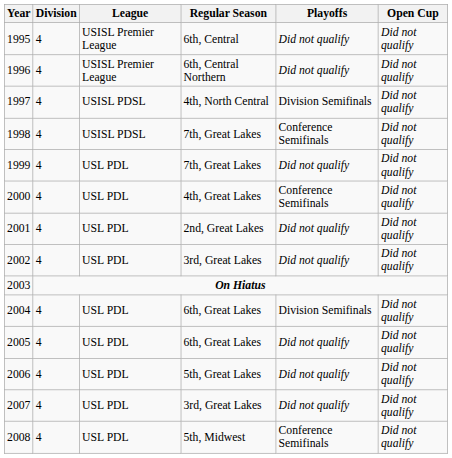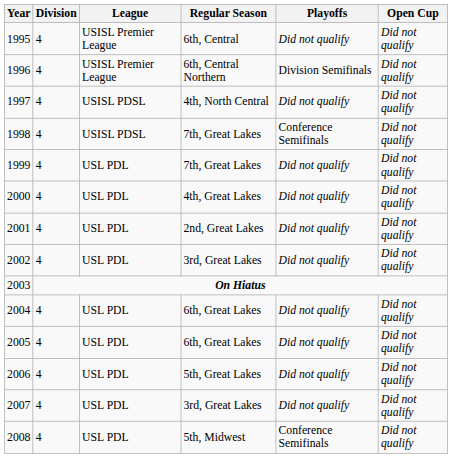(314, 70) Did not qualify -> (325, 70) Division Semifinals
(325, 102) Division Semifinals -> (314, 102) Did not qualify
(305, 197) Conference Semifinals -> (314, 197) Did not qualify
(325, 310) Division Semifinals -> (314, 310) Did not qualify
